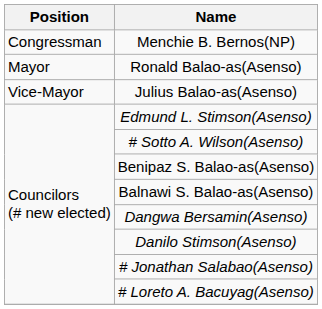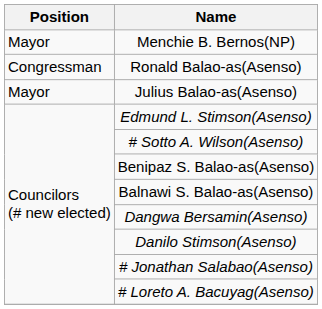(55, 42) Congressman -> (29, 42) Mayor
(29, 67) Mayor -> (55, 67) Congressman
(46, 92) Vice-Mayor -> (29, 92) Mayor
